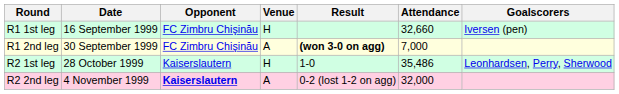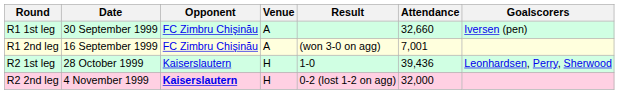(111, 30) 16 September 1999 -> (111, 30) 30 September 1999
(267, 30) H -> (267, 30) A
(111, 47) 30 September 1999 -> (111, 47) 16 September 1999
(342, 47) bold -> (340, 47) normal
(414, 47) 7,000 -> (414, 47) 7,001
(417, 64) 35,486 -> (417, 64) 39,436
(267, 81) A -> (267, 81) H
